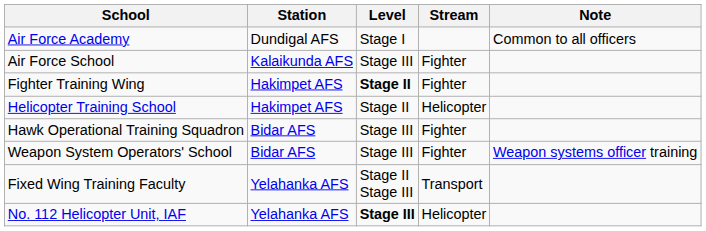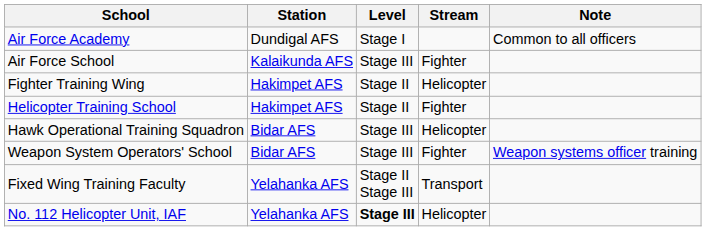(385, 84) bold -> (384, 84) normal
(444, 84) Fighter -> (454, 84) Helicopter
(454, 107) Helicopter -> (444, 107) Fighter
(444, 130) Fighter -> (454, 130) Helicopter
